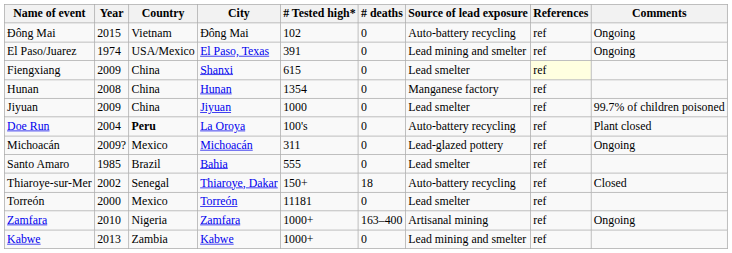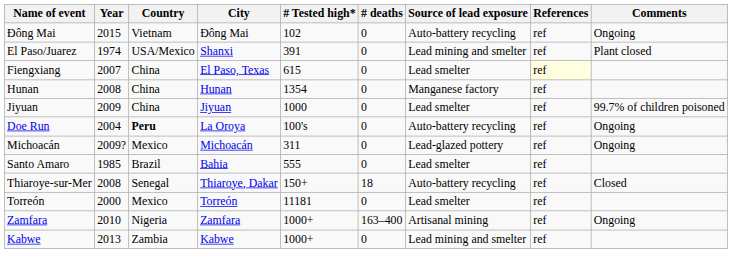(235, 51) El Paso, Texas -> (217, 51) Shanxi
(614, 51) Ongoing -> (623, 51) Plant closed
(109, 70) 2009 -> (109, 70) 2007
(217, 70) Shanxi -> (235, 70) El Paso, Texas
(623, 126) Plant closed -> (614, 126) Ongoing
(109, 182) 2002 -> (109, 182) 2008
